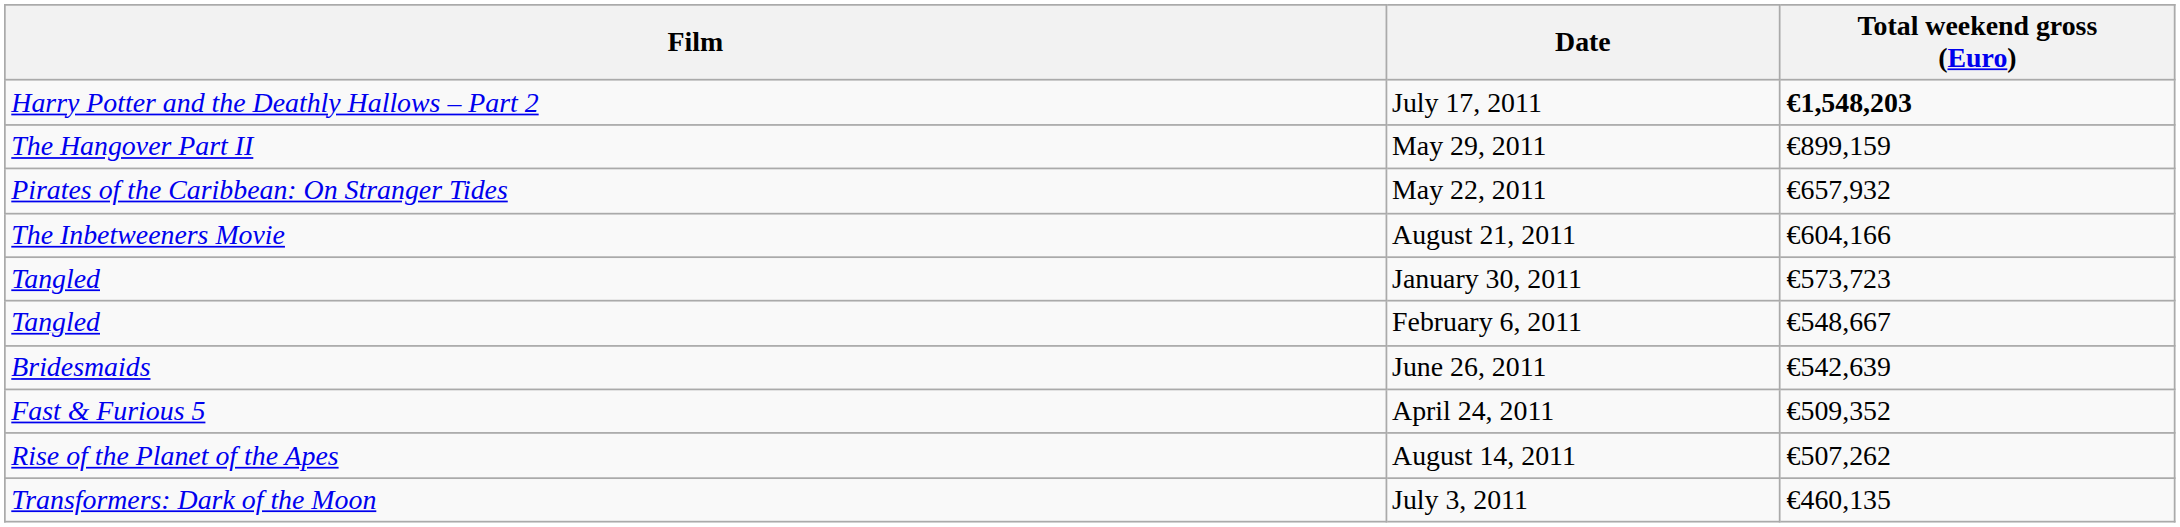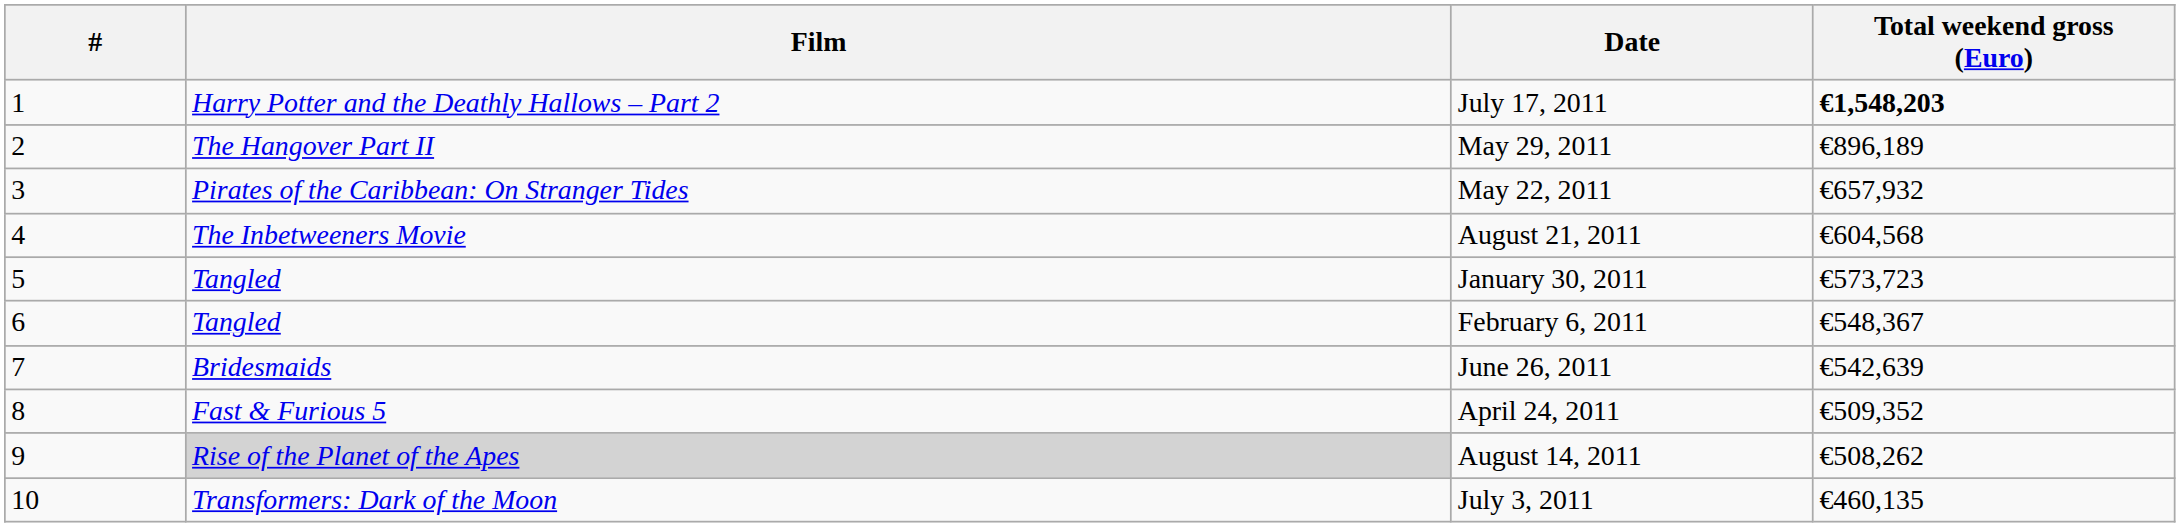+ column: (95, 42)
(1839, 146) €899,159 -> (1872, 146) €896,189
(1839, 234) €604,166 -> (1872, 234) €604,568
(1839, 322) €548,667 -> (1872, 322) €548,367
(175, 455) no background -> (356, 455) lightgrey background
(1839, 455) €507,262 -> (1872, 455) €508,262
